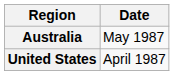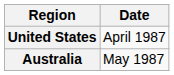rows swapped: (52, 59) <-> (52, 37)
